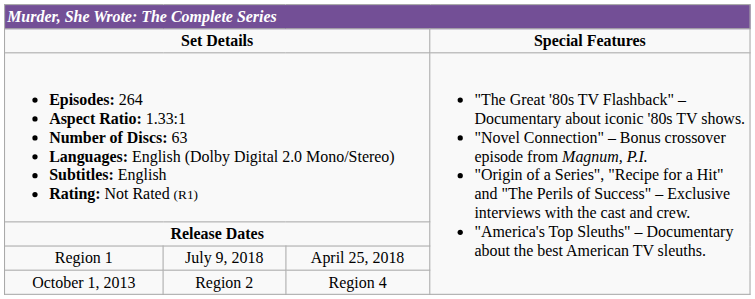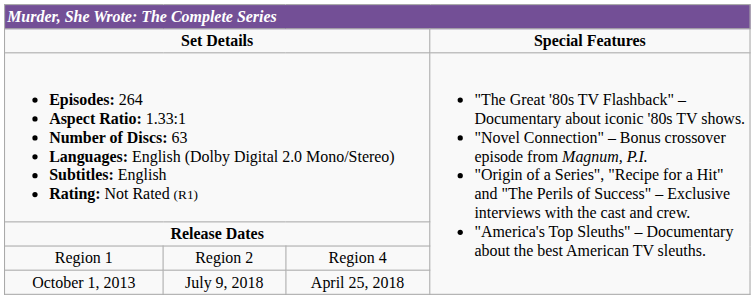(224, 258) July 9, 2018 -> (224, 258) Region 2
(358, 258) April 25, 2018 -> (358, 258) Region 4
(224, 282) Region 2 -> (224, 282) July 9, 2018
(358, 282) Region 4 -> (358, 282) April 25, 2018
